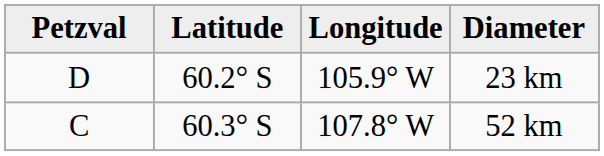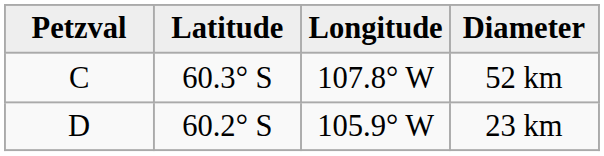rows swapped: (524, 125) <-> (524, 77)
